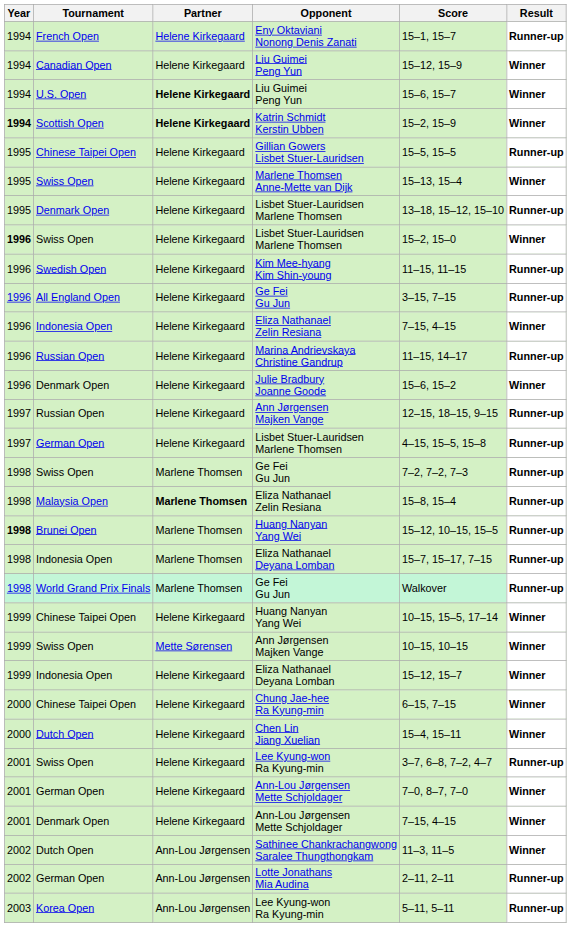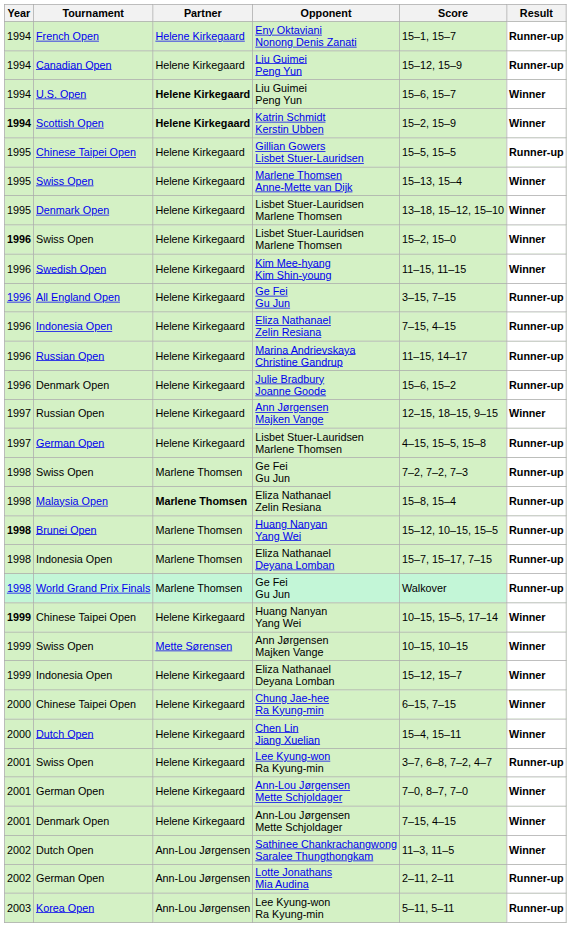(527, 65) Winner -> (536, 65) Runner-up
(536, 211) Runner-up -> (527, 211) Winner
(536, 269) Runner-up -> (527, 269) Winner
(527, 327) Winner -> (536, 327) Runner-up
(527, 385) Winner -> (536, 385) Runner-up
(536, 414) Runner-up -> (527, 414) Winner
(19, 618) normal -> (19, 618) bold
